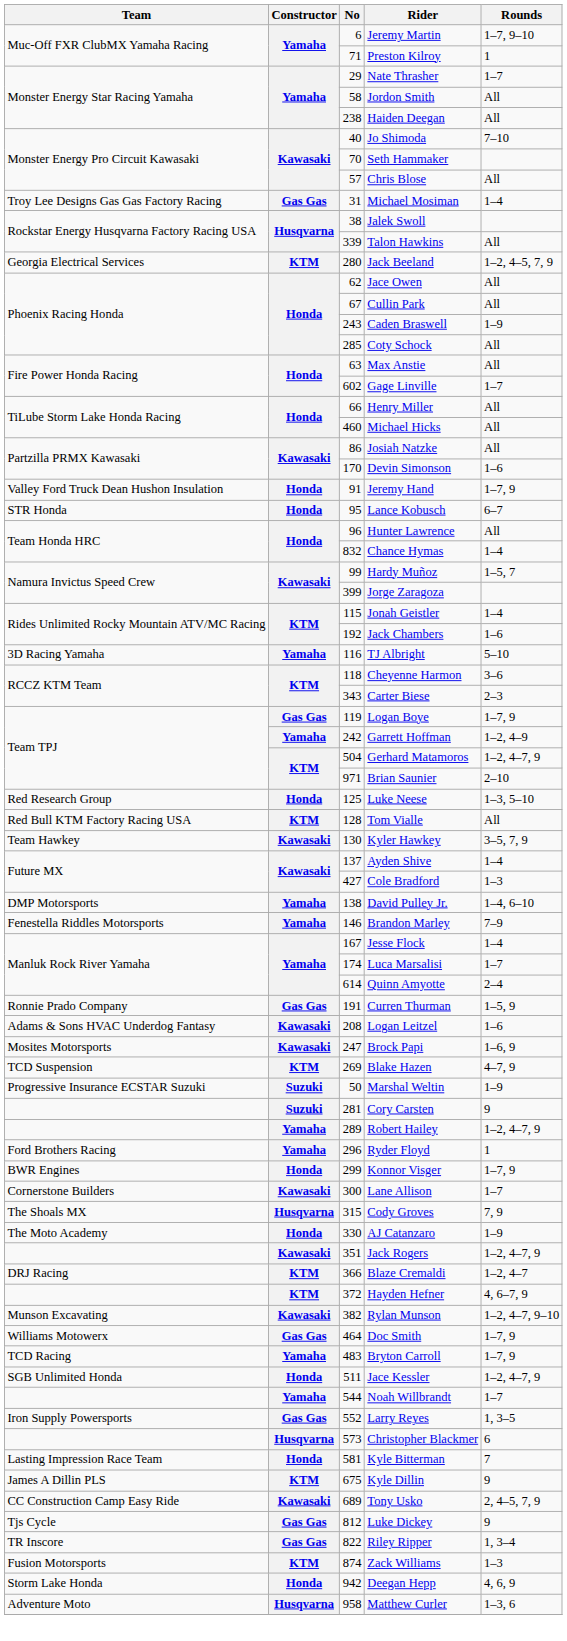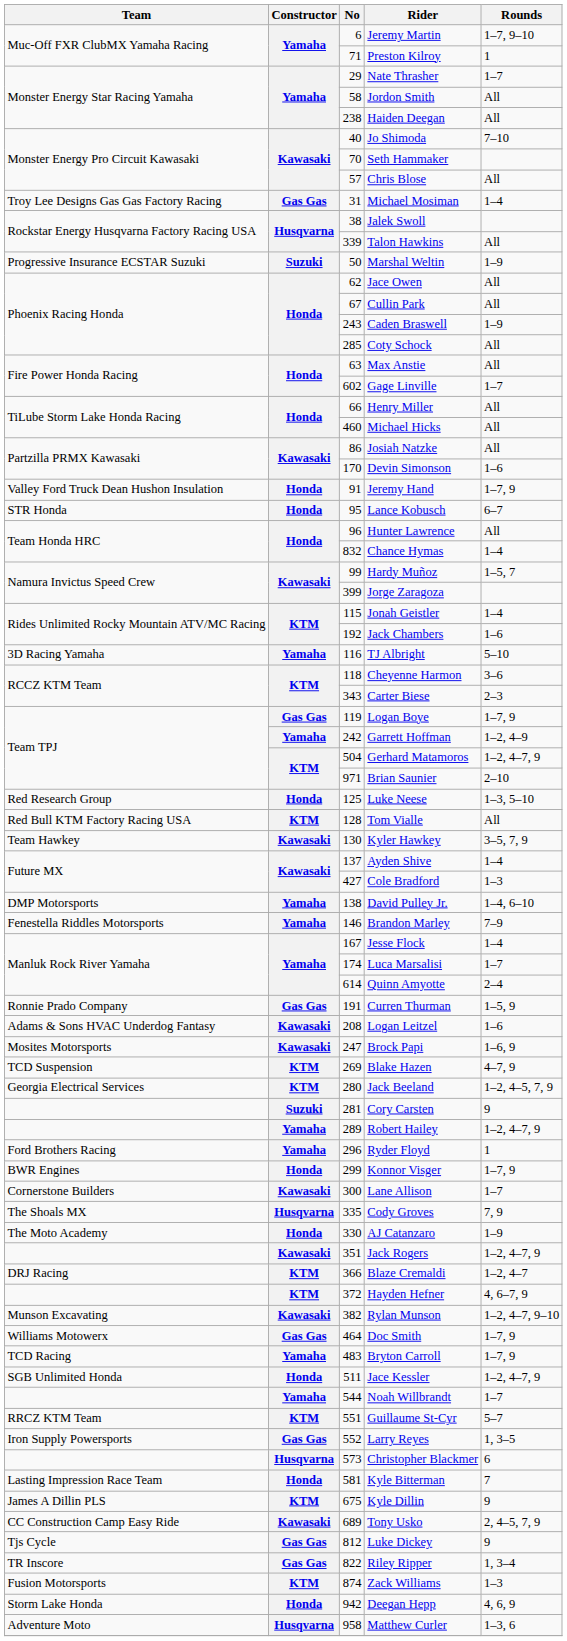rows swapped: (406, 1087) <-> (401, 262)
(352, 1211) 315 -> (352, 1211) 335
+ row: (412, 1418)
